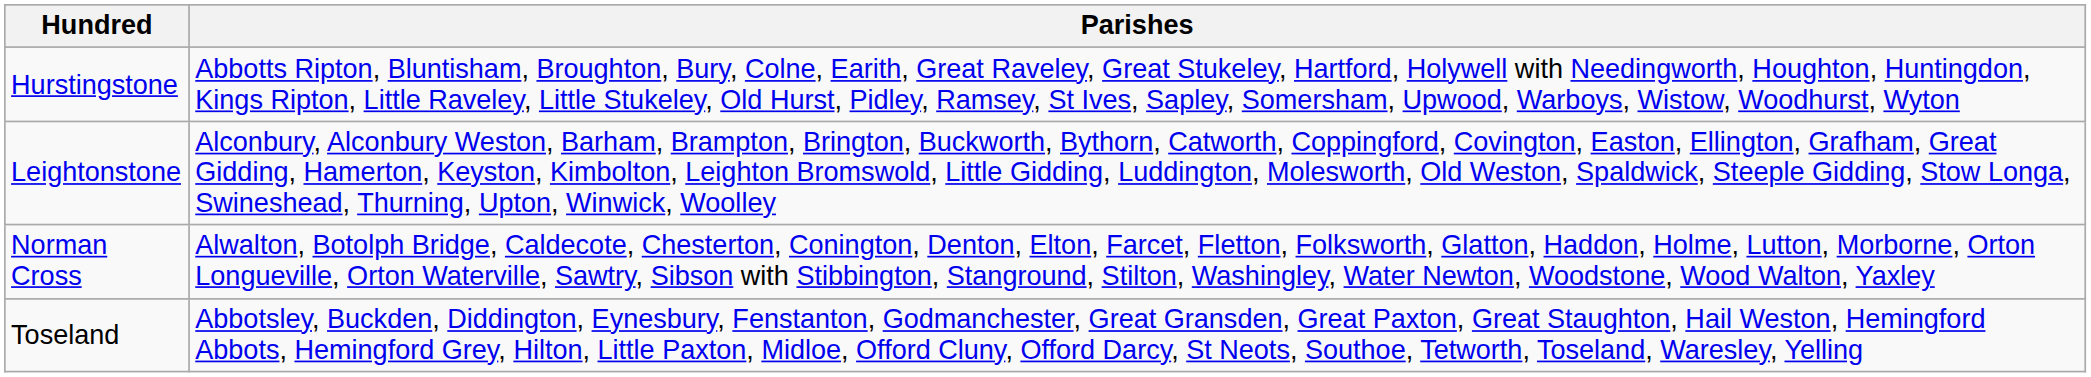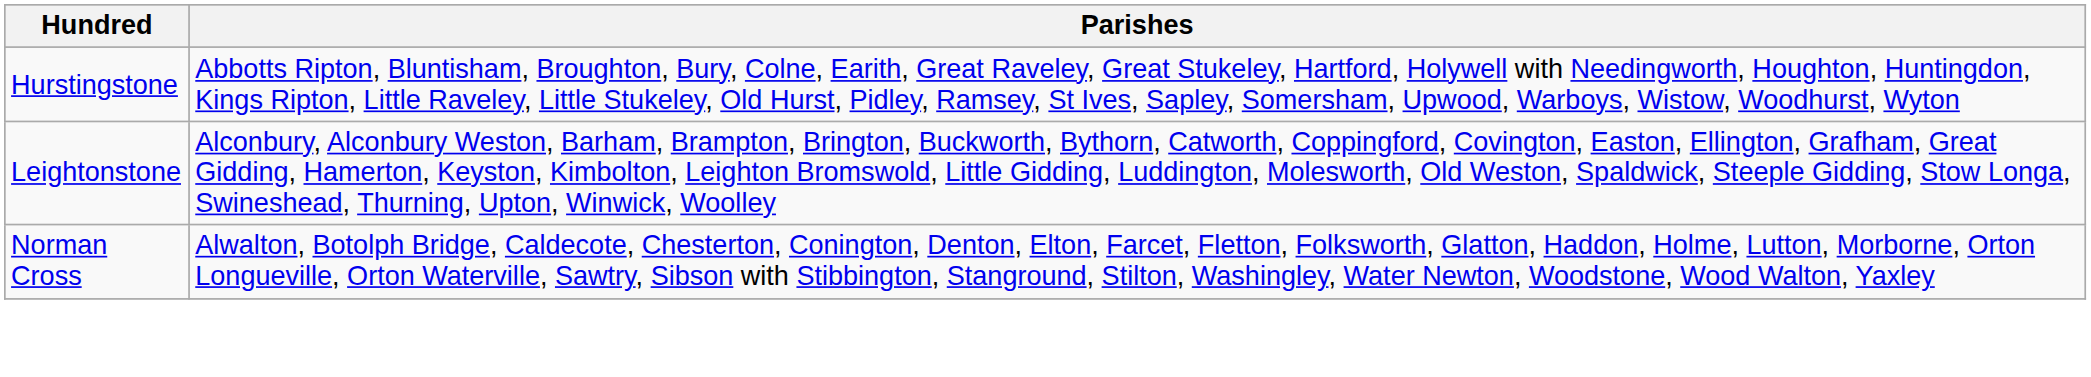- row: (65, 334)
